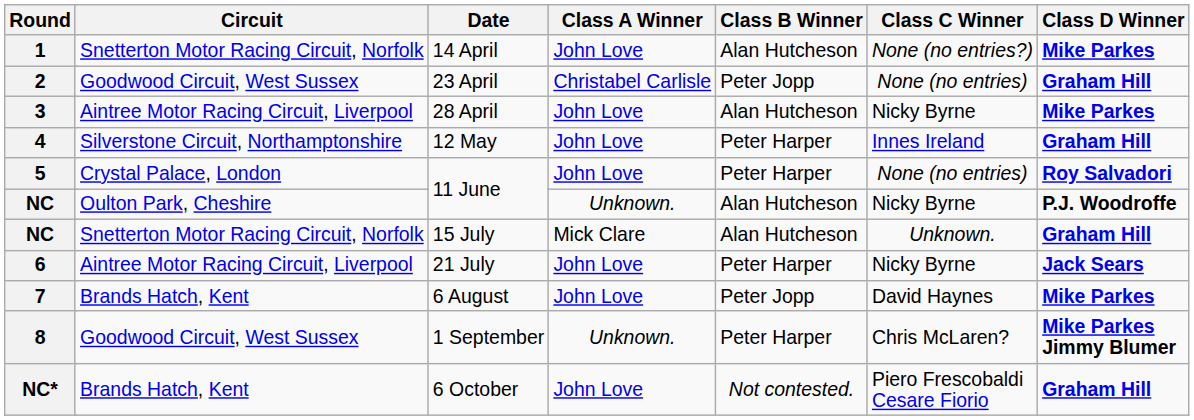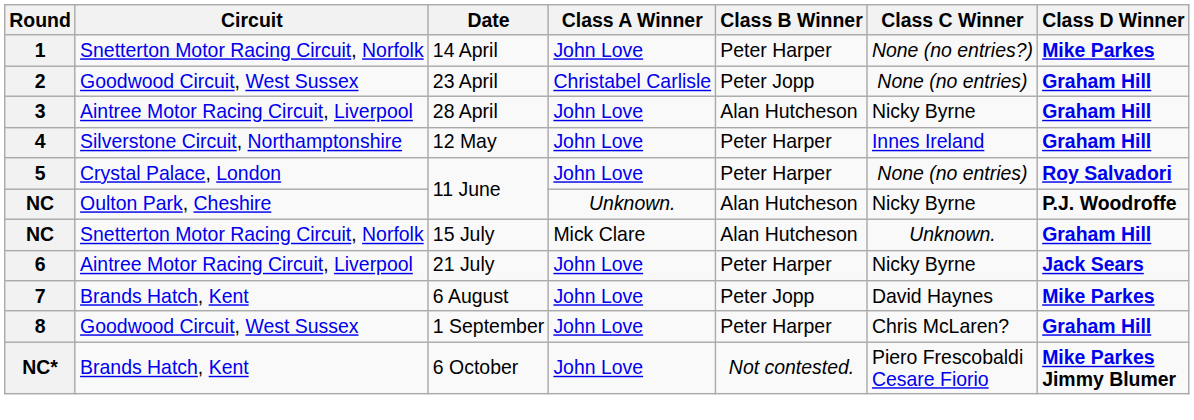(789, 50) Alan Hutcheson -> (776, 50) Peter Harper
(1098, 112) Mike Parkes -> (1097, 112) Graham Hill
(632, 337) Unknown. -> (598, 326) John Love
(1109, 337) Mike Parkes Jimmy Blumer -> (1097, 326) Graham Hill
(1097, 389) Graham Hill -> (1109, 368) Mike Parkes Jimmy Blumer
